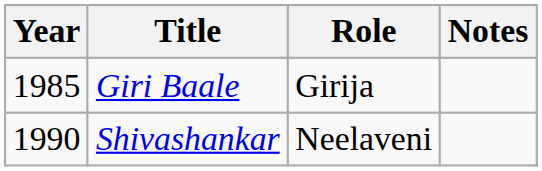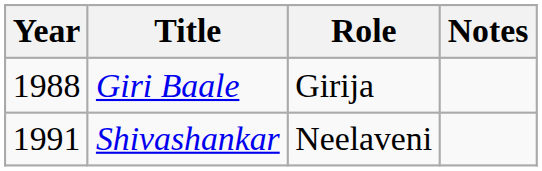(47, 84) 1985 -> (47, 84) 1988
(47, 138) 1990 -> (47, 138) 1991
